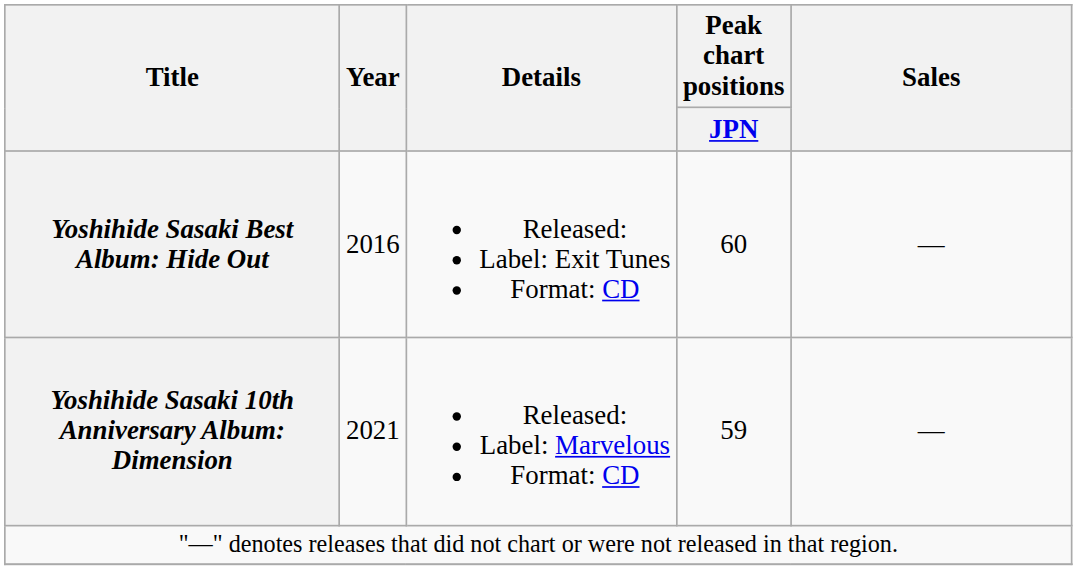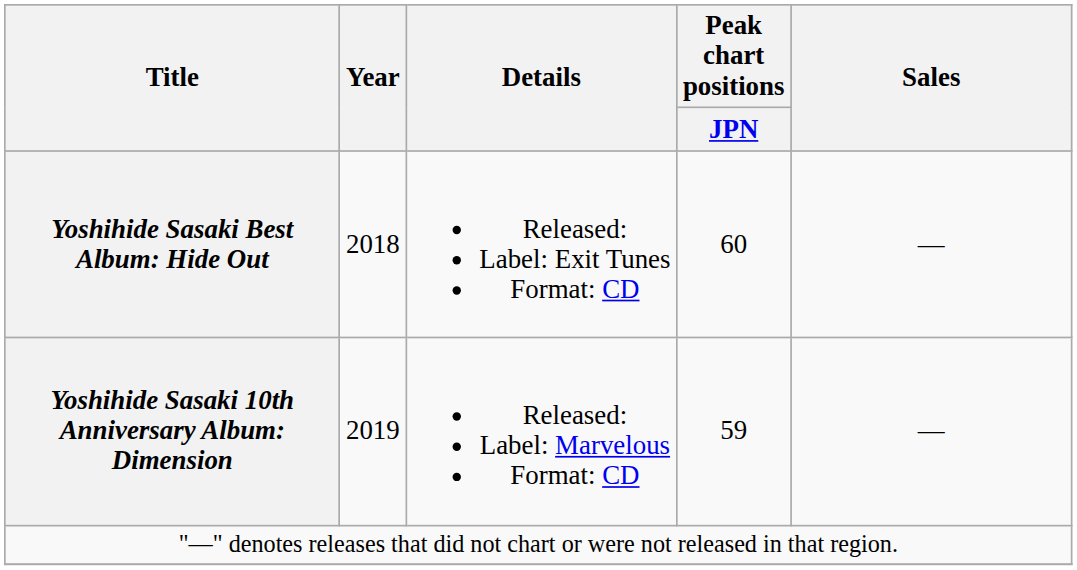(373, 243) 2016 -> (373, 243) 2018
(373, 430) 2021 -> (373, 430) 2019
